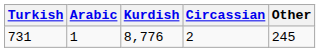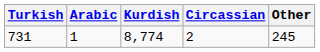(144, 37) 8,776 -> (144, 37) 8,774
